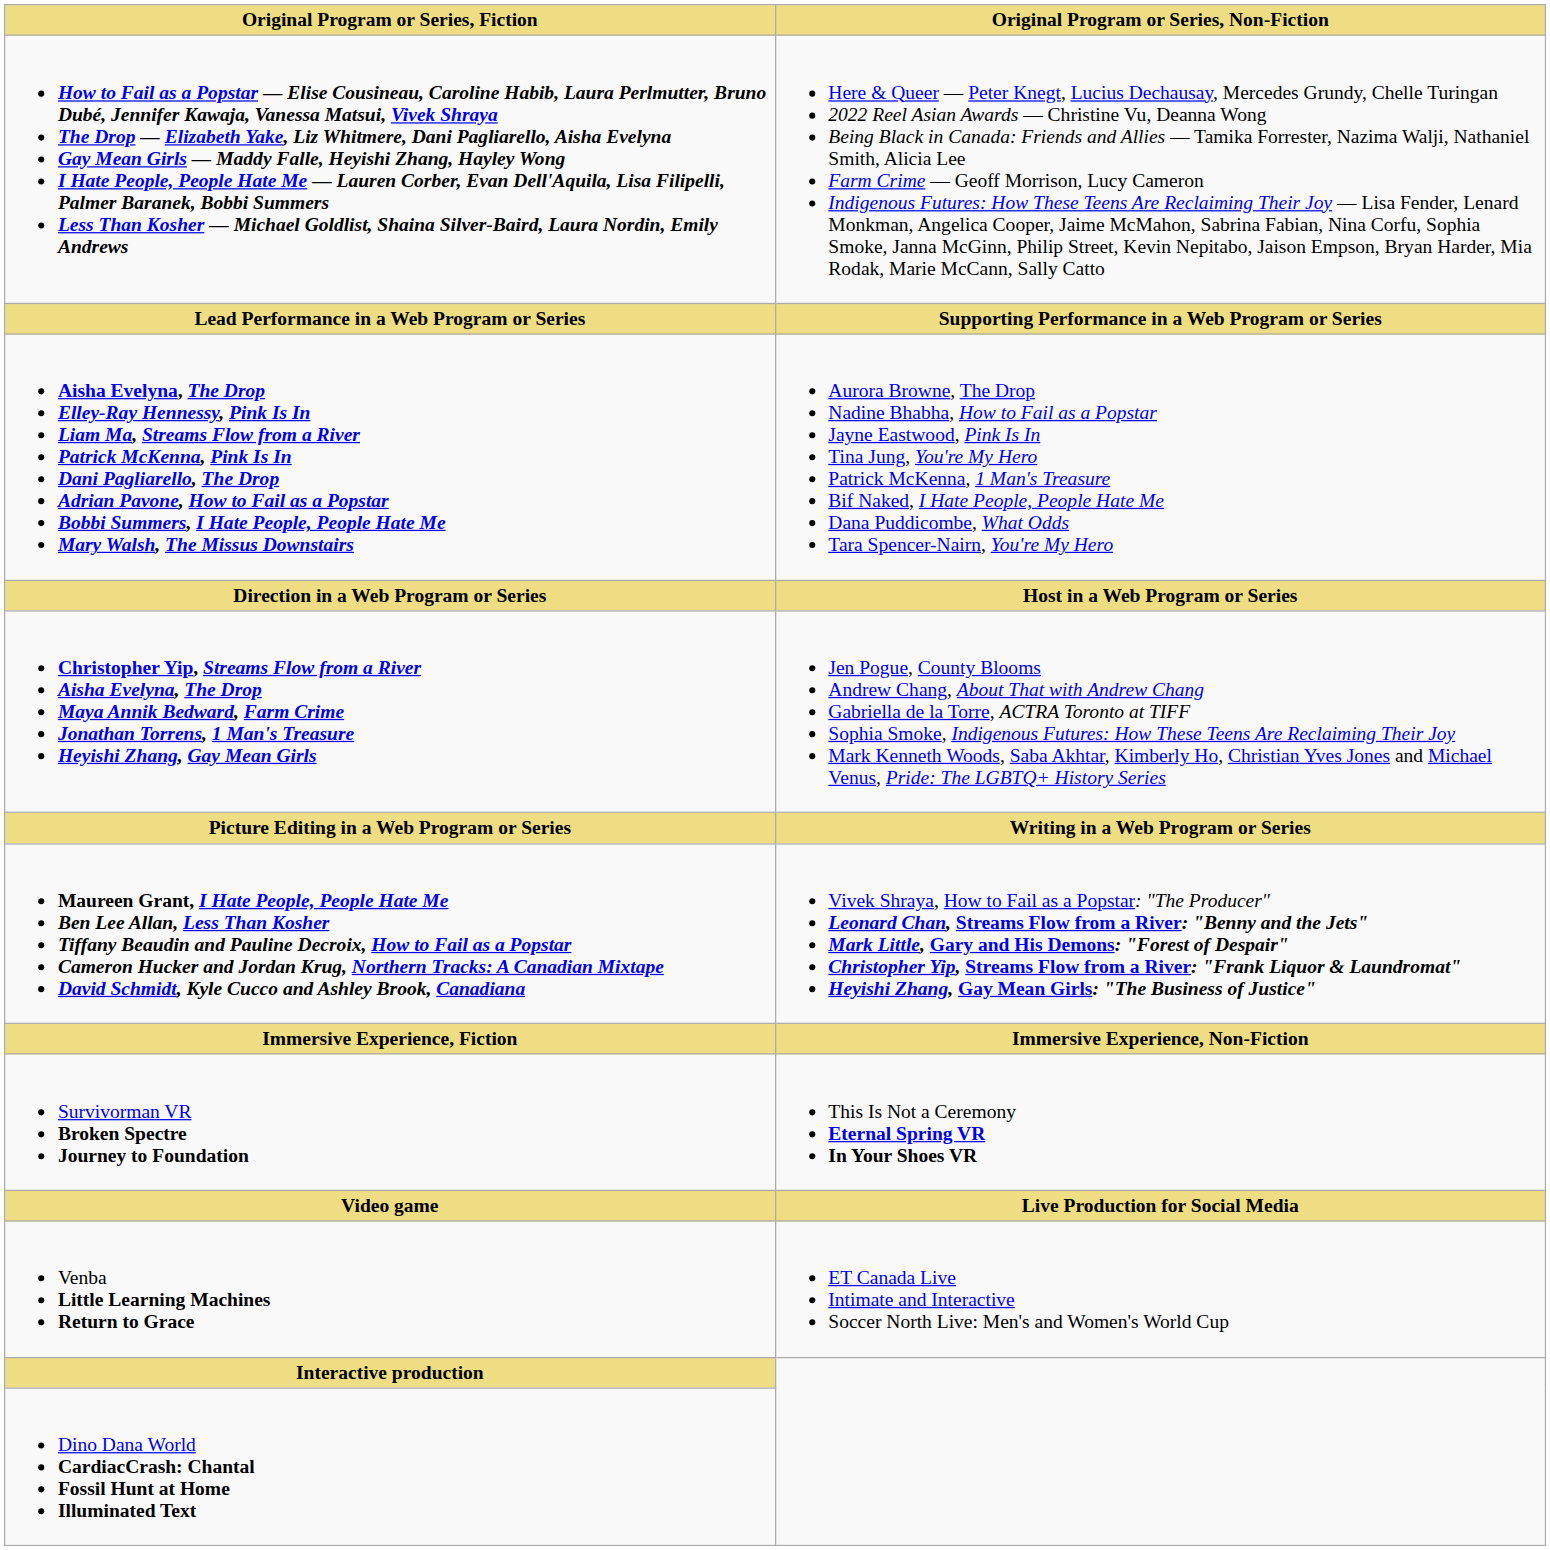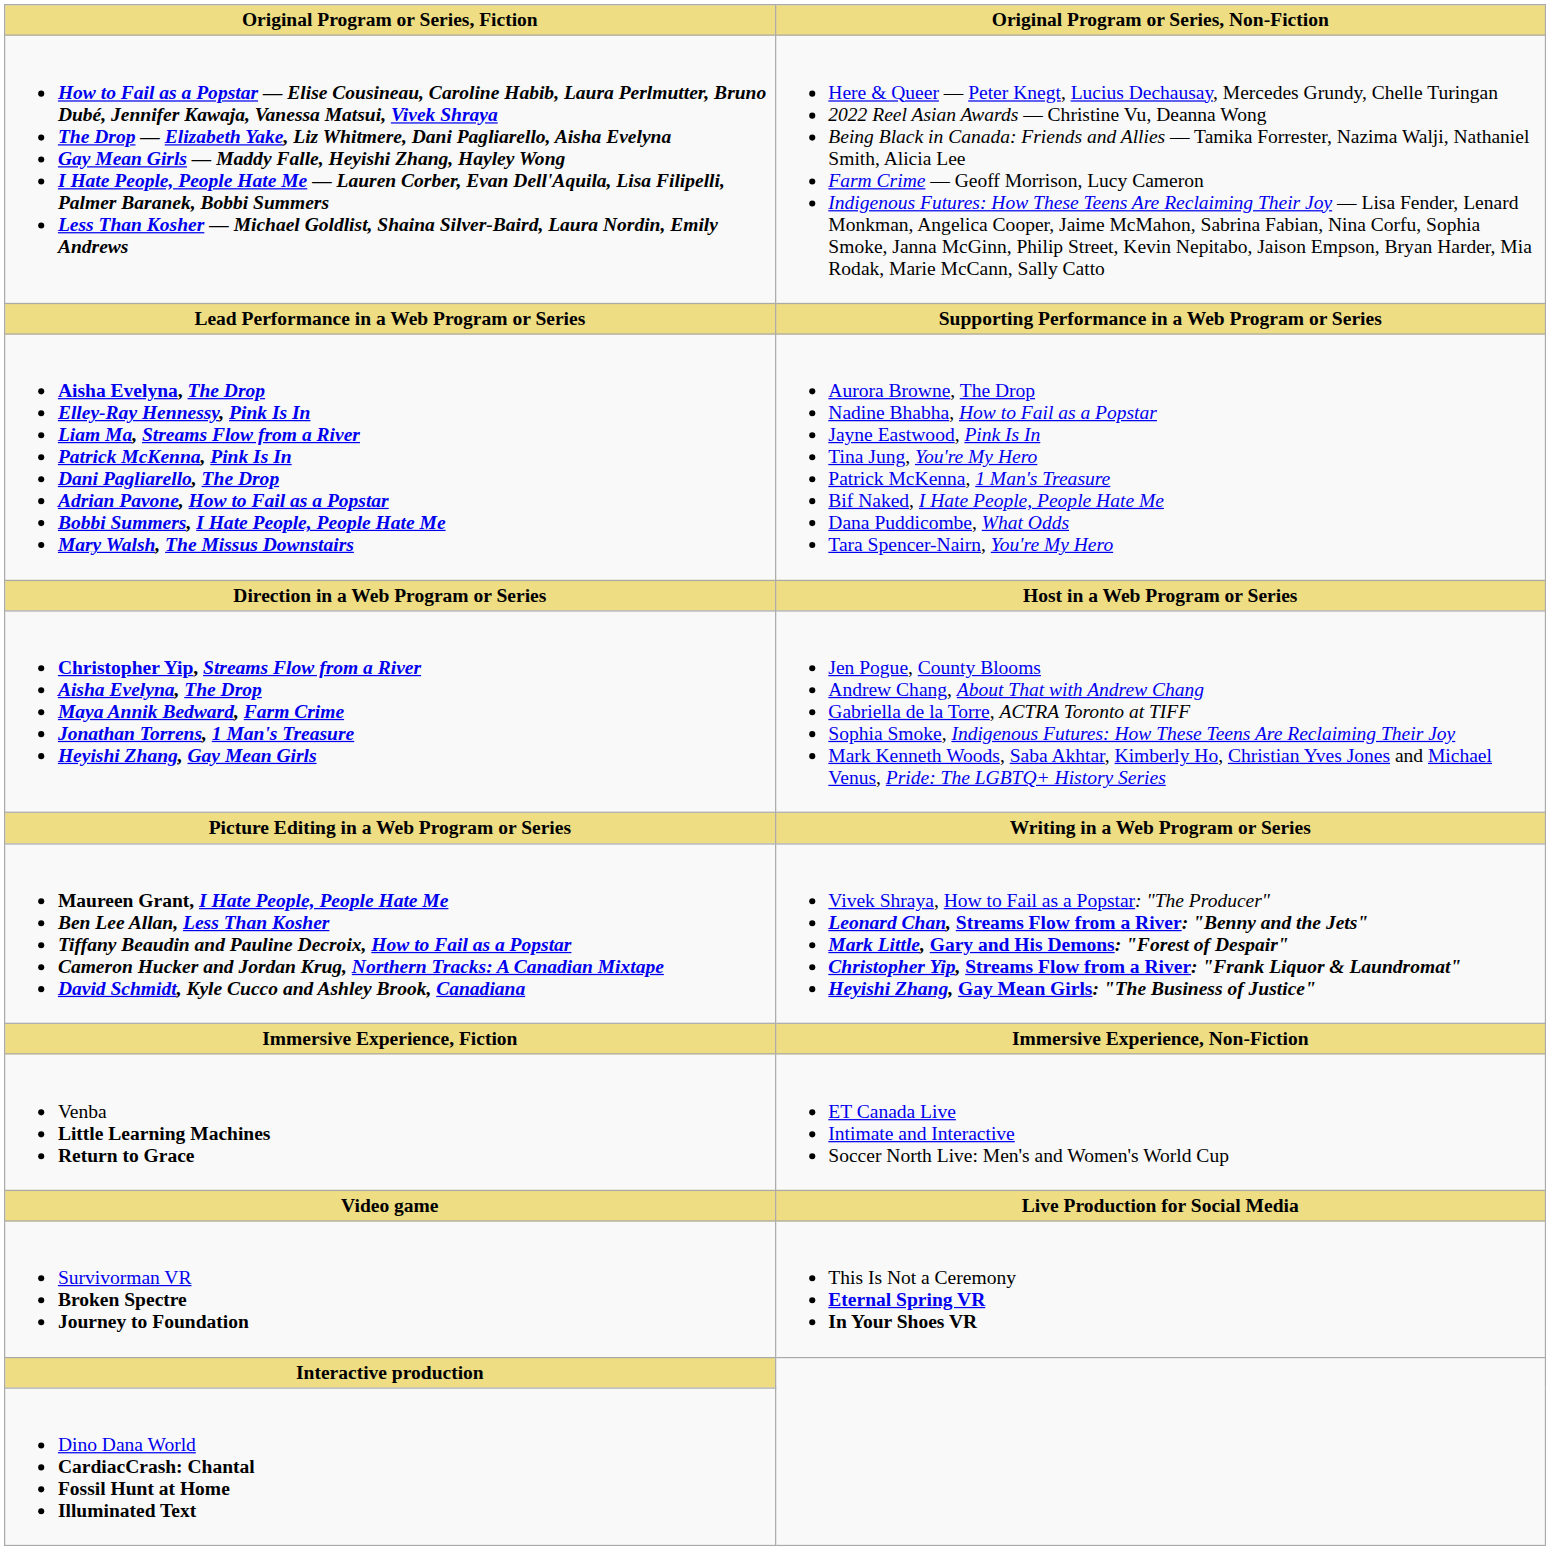rows swapped: (390, 1133) <-> (390, 1300)
